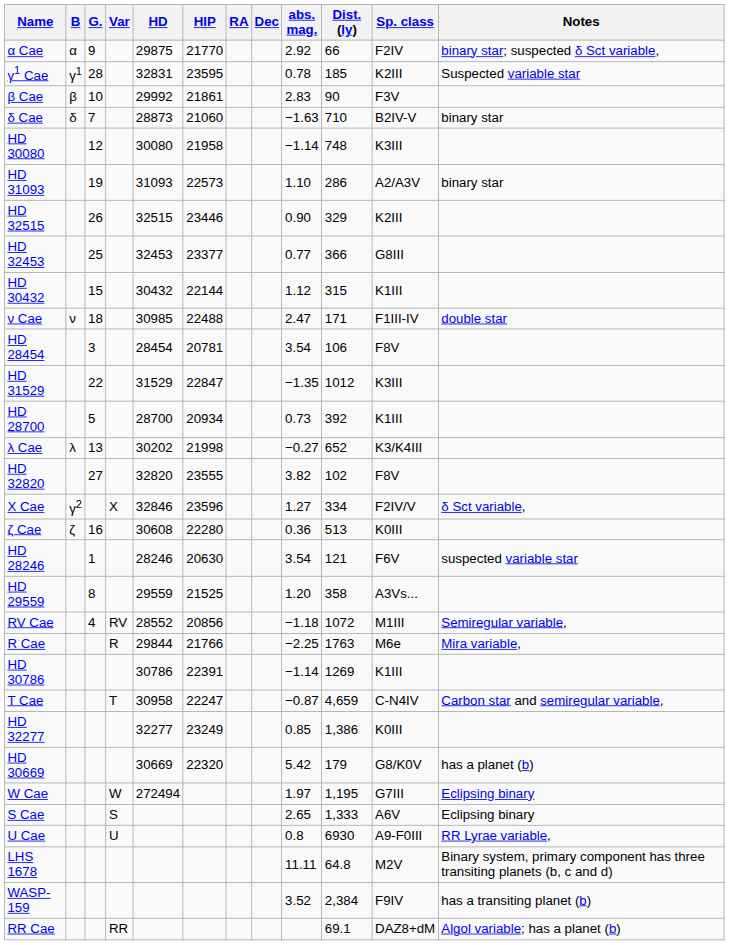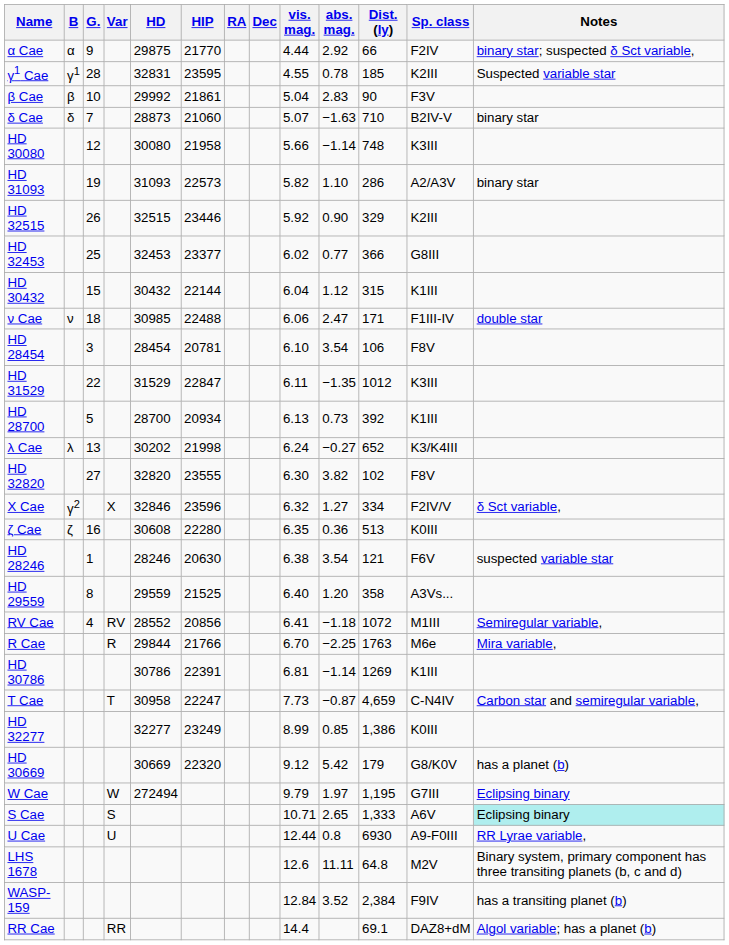+ column: (300, 22)
(488, 814) no background -> (523, 814) paleturquoise background
